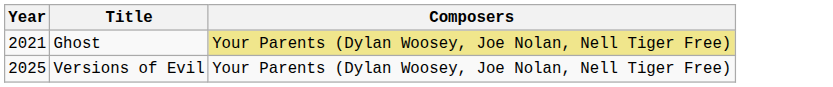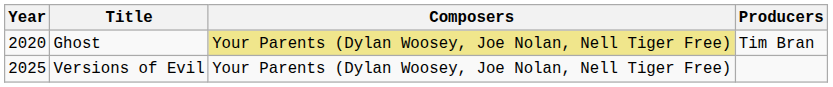+ column: (781, 17)
(27, 43) 2021 -> (27, 43) 2020
